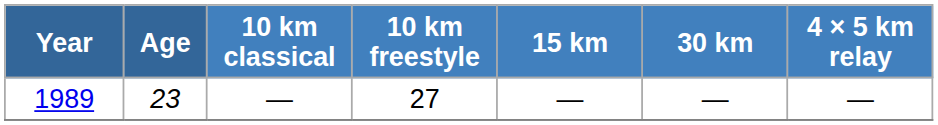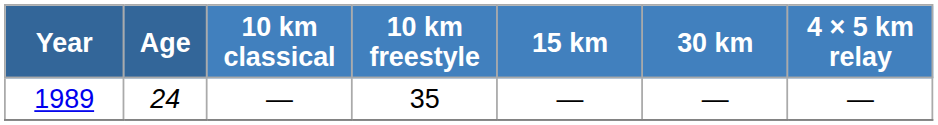(165, 99) 23 -> (165, 99) 24
(425, 99) 27 -> (425, 99) 35
